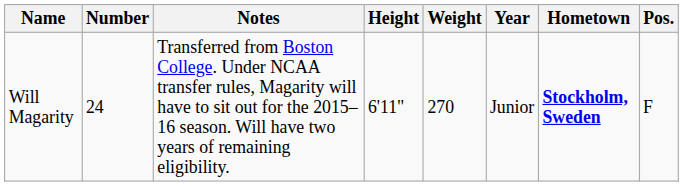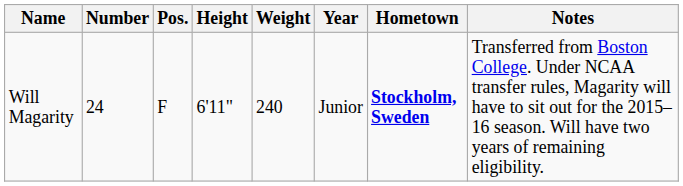columns swapped: (659, 18) <-> (259, 18)
(441, 106) 270 -> (269, 106) 240
